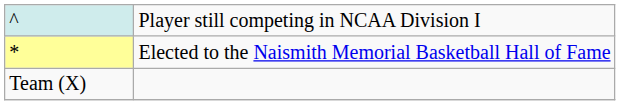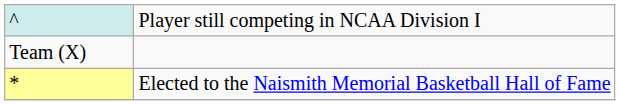rows swapped: (14, 52) <-> (48, 83)
